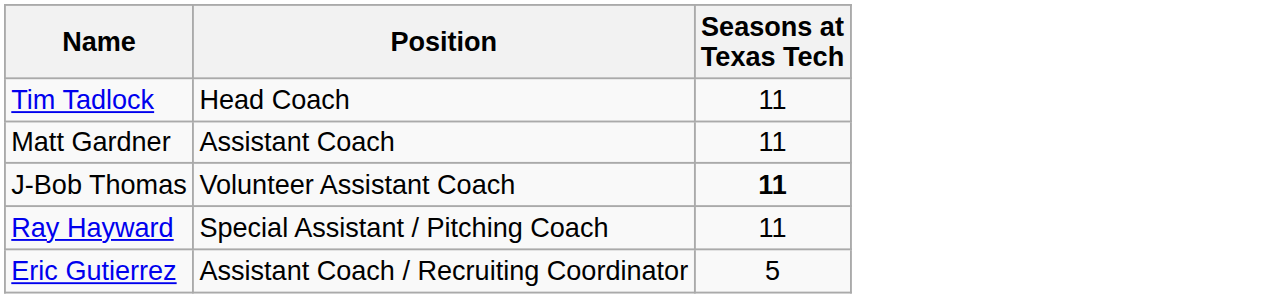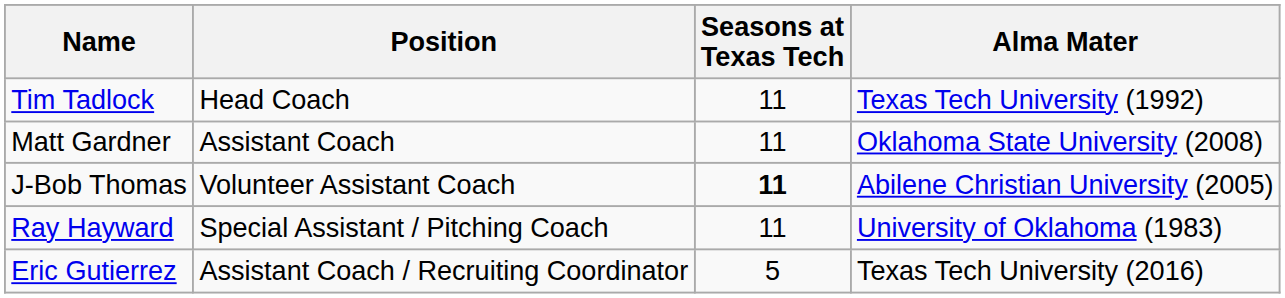+ column: (1065, 42)
